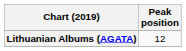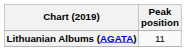(160, 38) 12 -> (160, 38) 11
